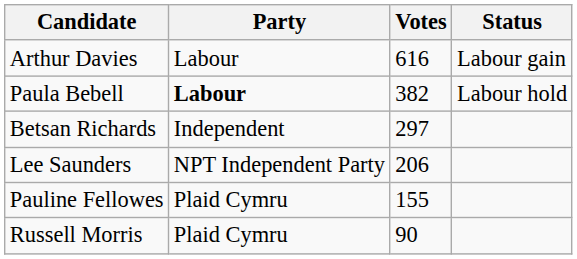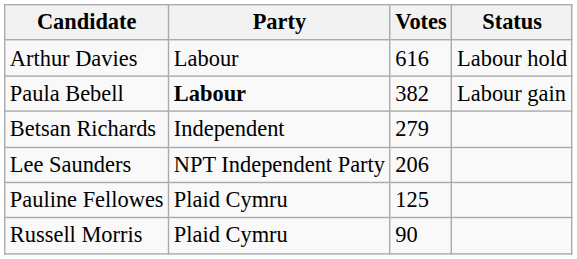(511, 57) Labour gain -> (512, 57) Labour hold
(512, 93) Labour hold -> (511, 93) Labour gain
(412, 128) 297 -> (412, 128) 279
(412, 199) 155 -> (412, 199) 125
